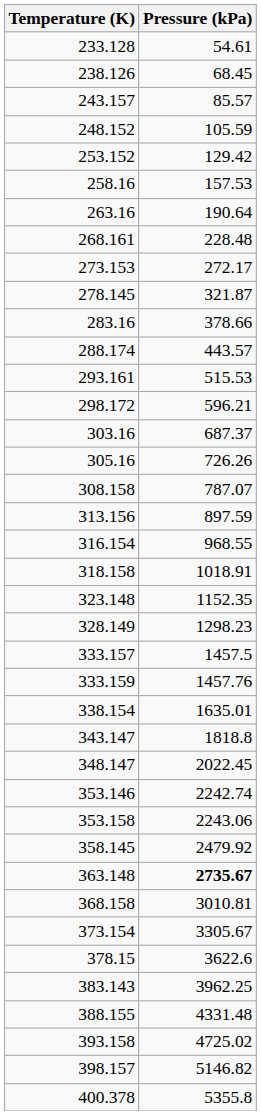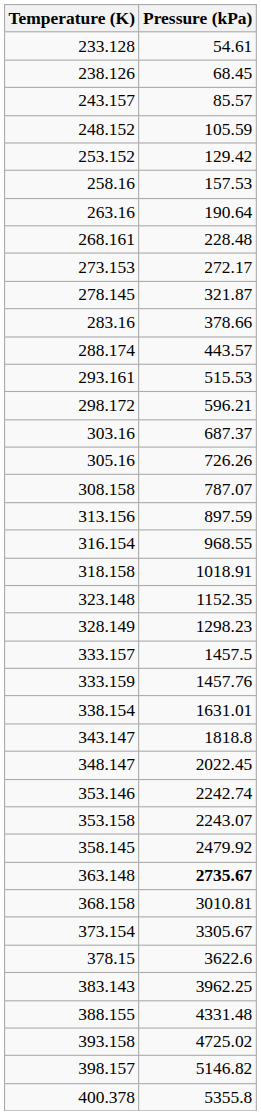(224, 709) 1635.01 -> (224, 709) 1631.01
(224, 820) 2243.06 -> (224, 820) 2243.07
